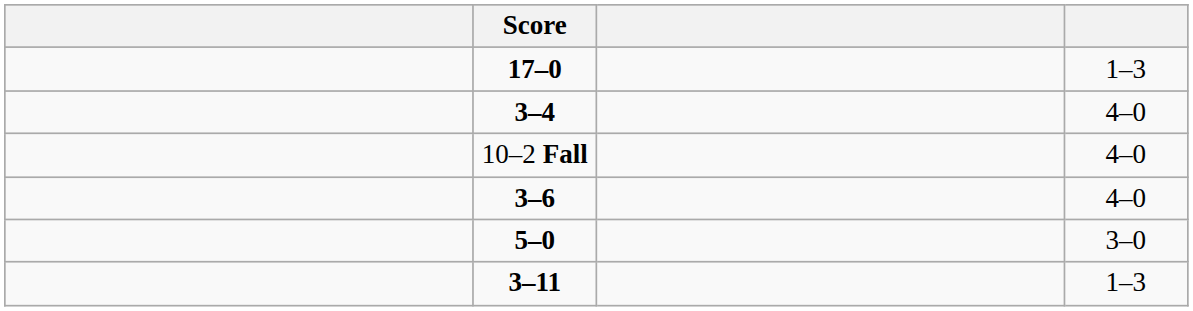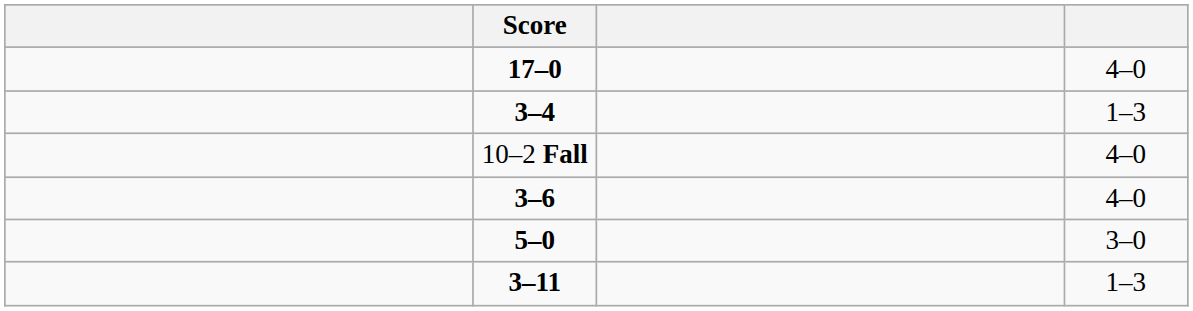(1126, 68) 1–3 -> (1126, 68) 4–0
(1126, 111) 4–0 -> (1126, 111) 1–3
